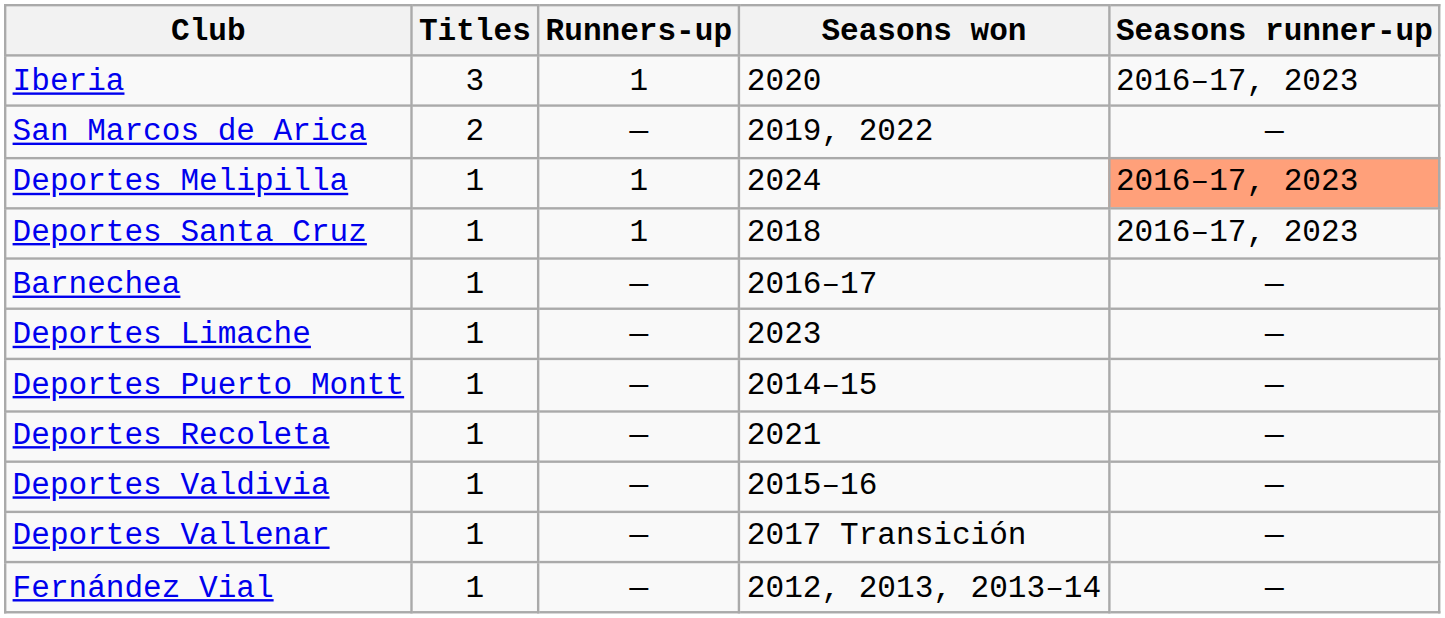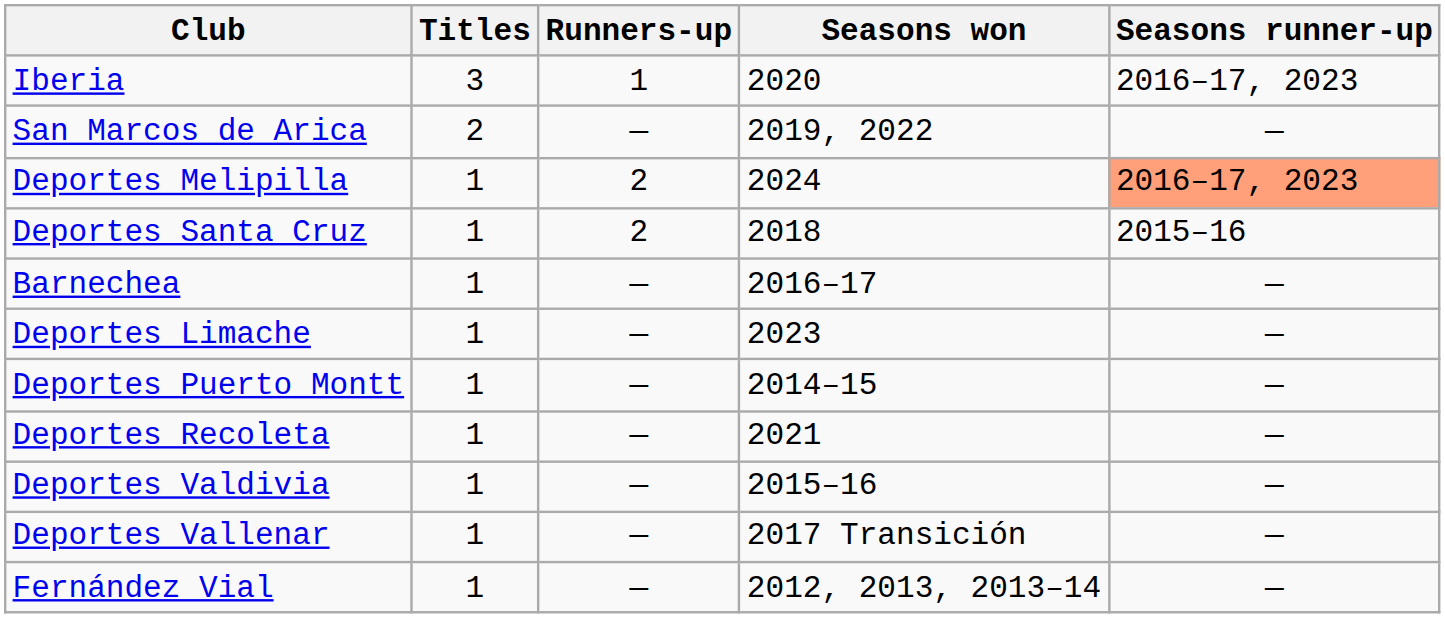(639, 182) 1 -> (639, 182) 2
(639, 233) 1 -> (639, 233) 2
(1237, 233) 2016–17, 2023 -> (1181, 233) 2015–16
